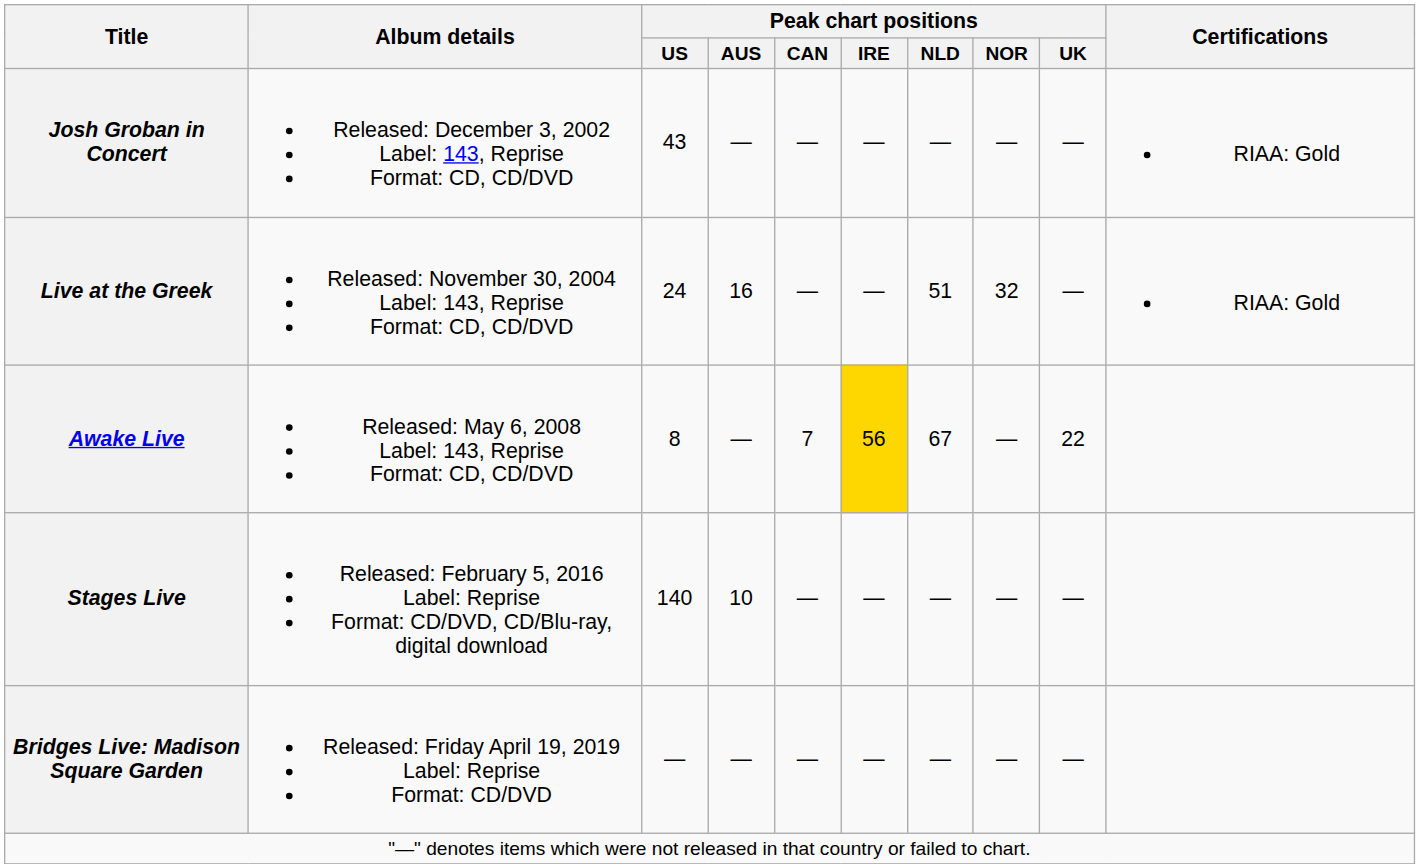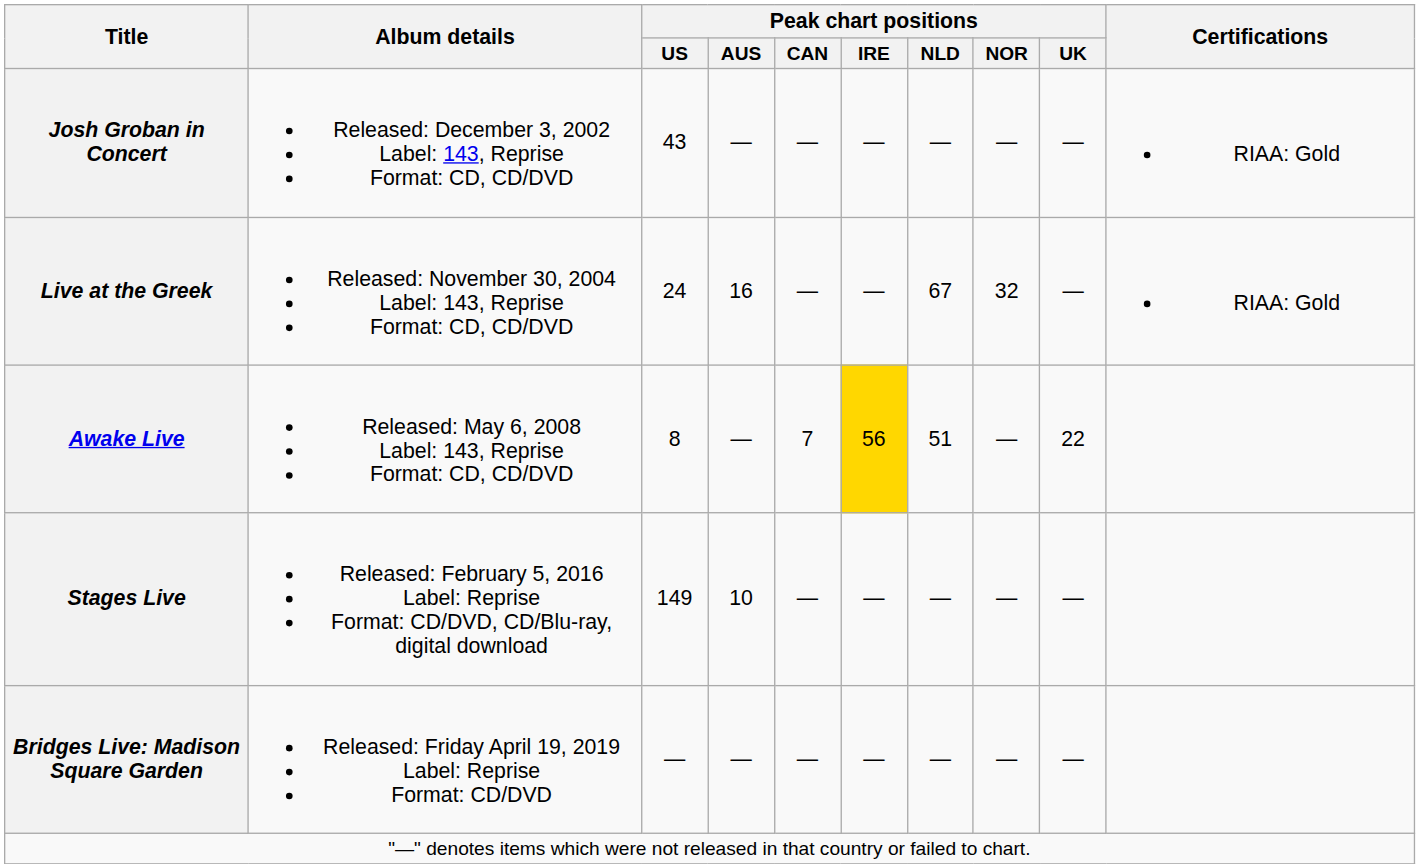(940, 290) 51 -> (940, 290) 67
(940, 438) 67 -> (940, 438) 51
(675, 598) 140 -> (675, 598) 149
